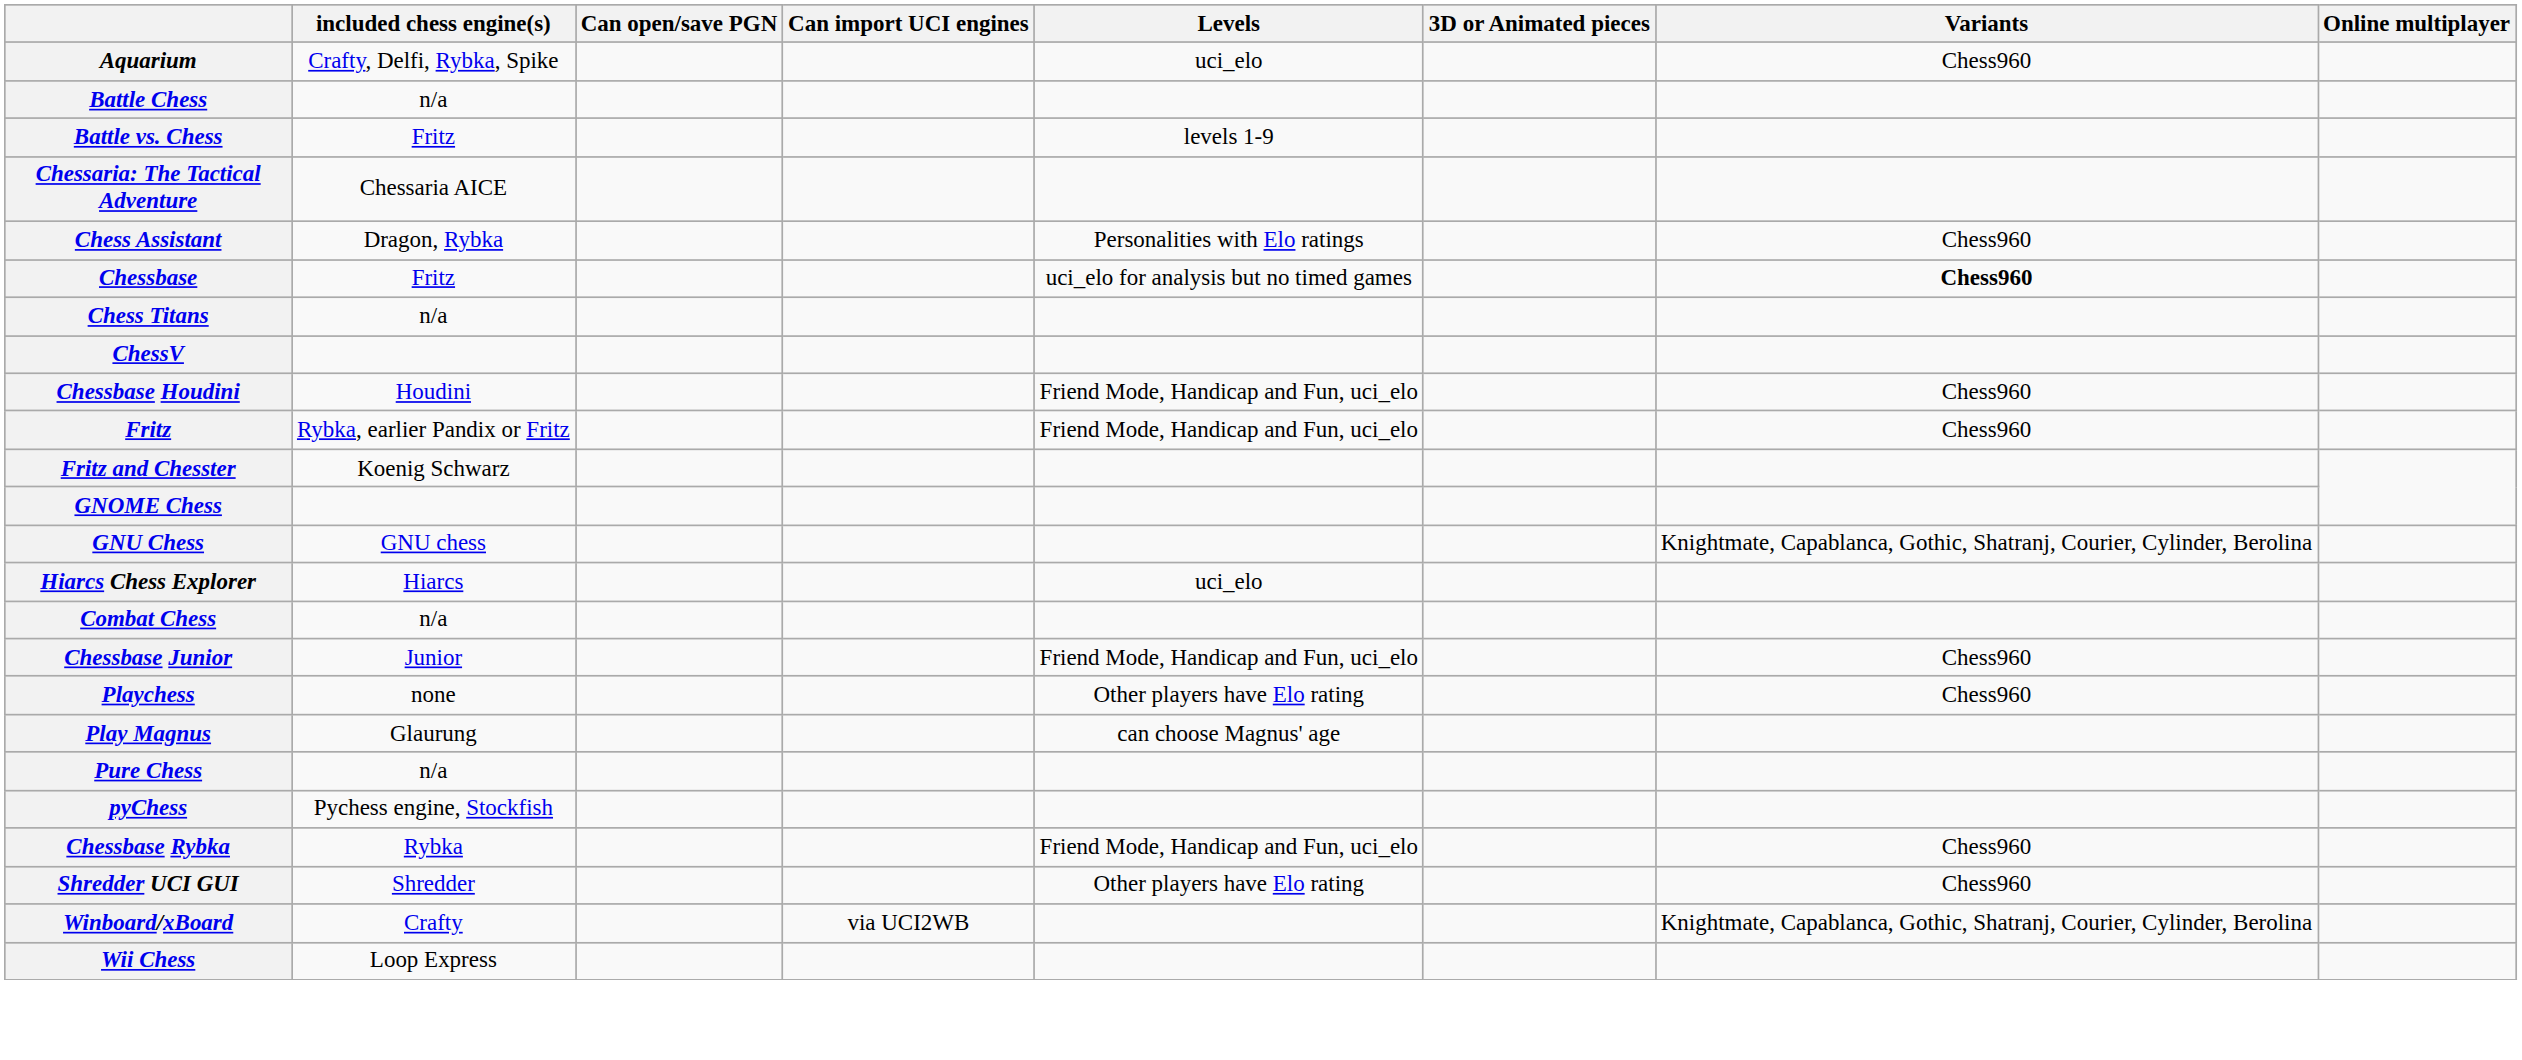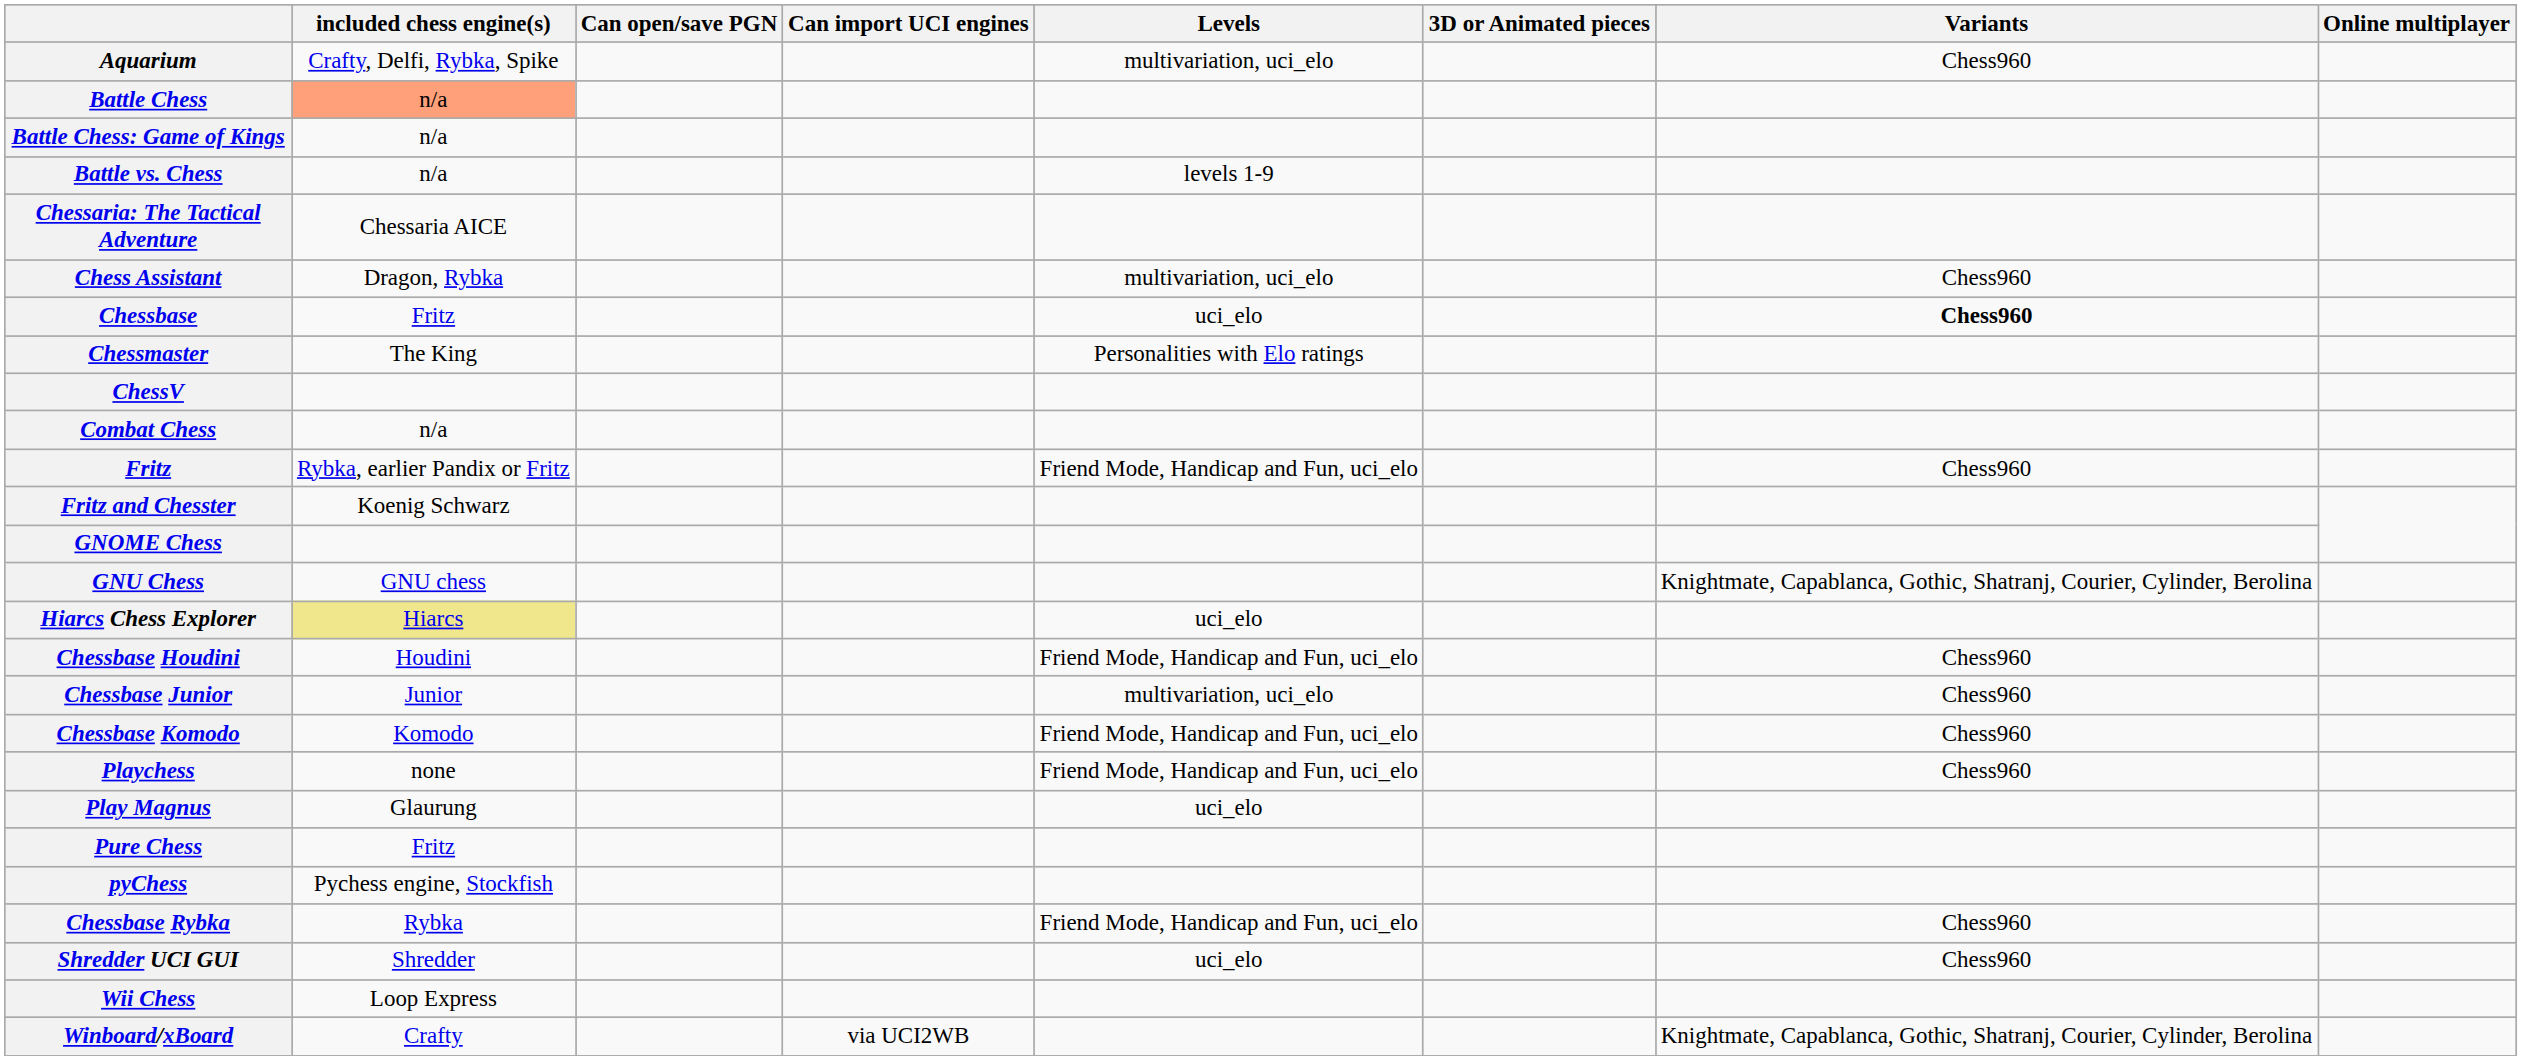(1229, 60) uci_elo -> (1229, 60) multivariation, uci_elo
(433, 98) no background -> (433, 98) lightsalmon background
+ row: (148, 136)
(433, 136) Fritz -> (433, 174) n/a
(1229, 239) Personalities with Elo ratings -> (1229, 277) multivariation, uci_elo
(1229, 277) uci_elo for analysis but no timed games -> (1229, 315) uci_elo
+ row: (148, 353)
- row: (148, 315)
rows swapped: (148, 618) <-> (148, 391)
(433, 580) no background -> (433, 618) khaki background
(1229, 656) Friend Mode, Handicap and Fun, uci_elo -> (1229, 694) multivariation, uci_elo
+ row: (148, 732)
(1229, 694) Other players have Elo rating -> (1229, 770) Friend Mode, Handicap and Fun, uci_elo
(1229, 732) can choose Magnus' age -> (1229, 808) uci_elo
(433, 770) n/a -> (433, 846) Fritz
(1229, 884) Other players have Elo rating -> (1229, 960) uci_elo
rows swapped: (148, 960) <-> (148, 922)
